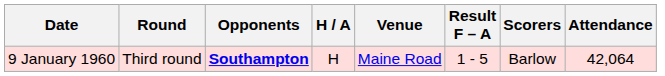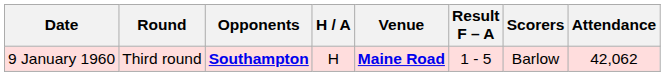(400, 58) normal -> (401, 58) bold
(610, 58) 42,064 -> (614, 58) 42,062
